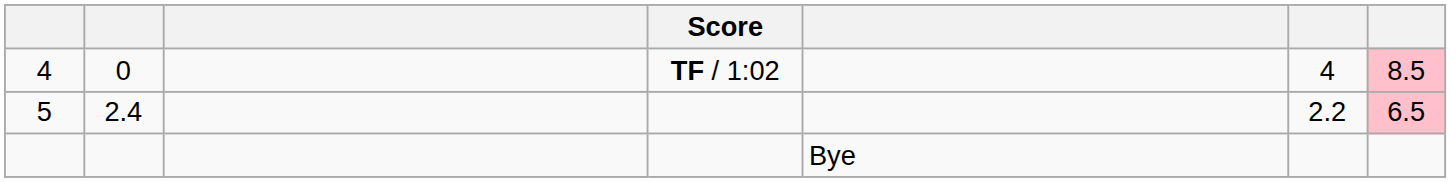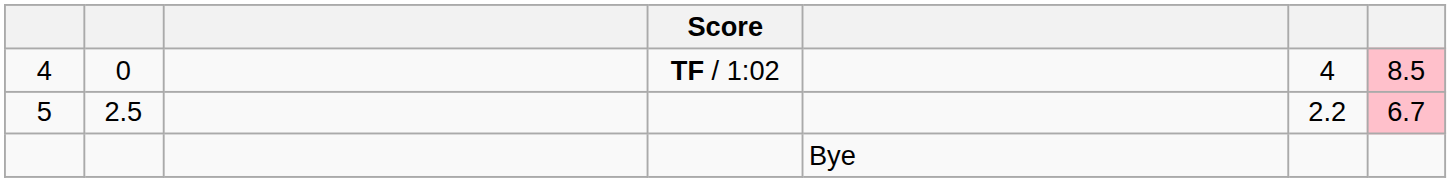(123, 113) 2.4 -> (123, 113) 2.5
(1406, 113) 6.5 -> (1406, 113) 6.7
